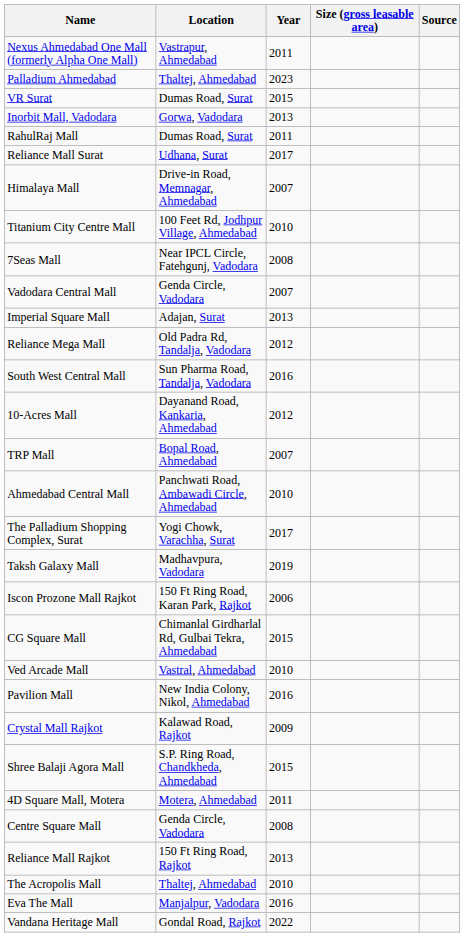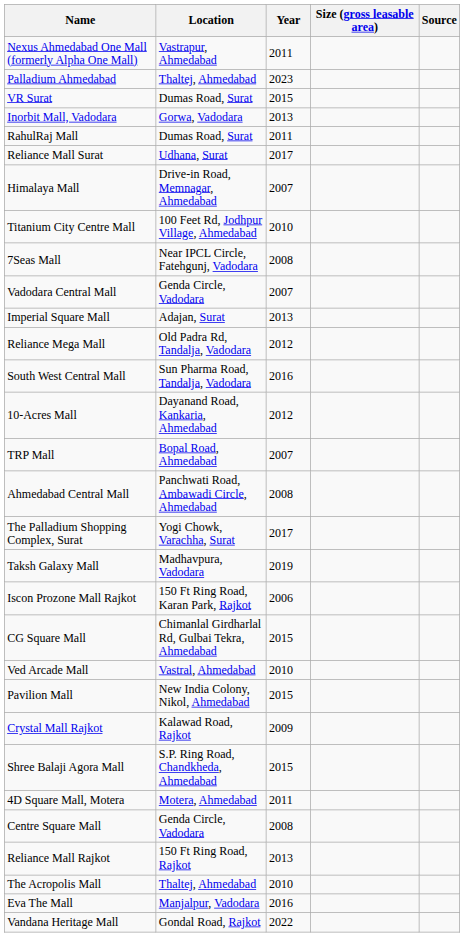(281, 494) 2010 -> (281, 494) 2008
(281, 695) 2016 -> (281, 695) 2015
